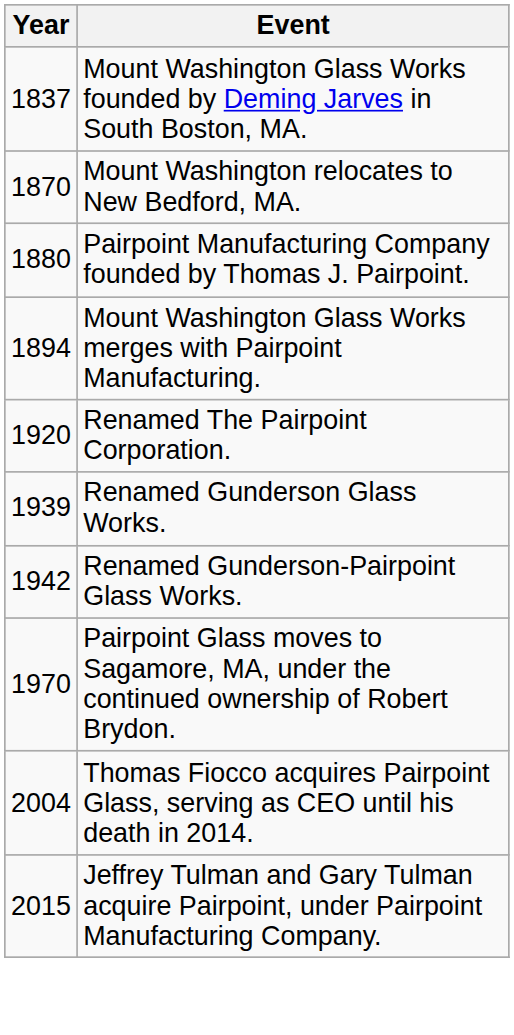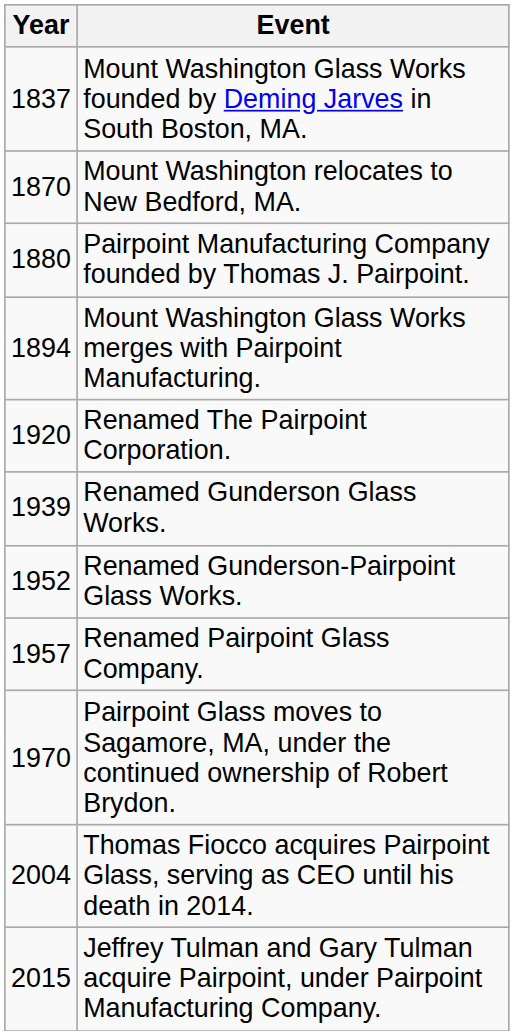(41, 581) 1942 -> (41, 581) 1952
+ row: (236, 654)
